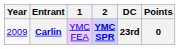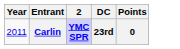- column: (80, 11)
(17, 31) 2009 -> (17, 31) 2011
